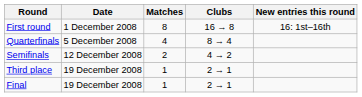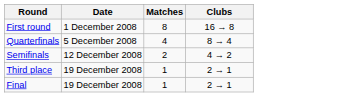- column: (305, 12)
